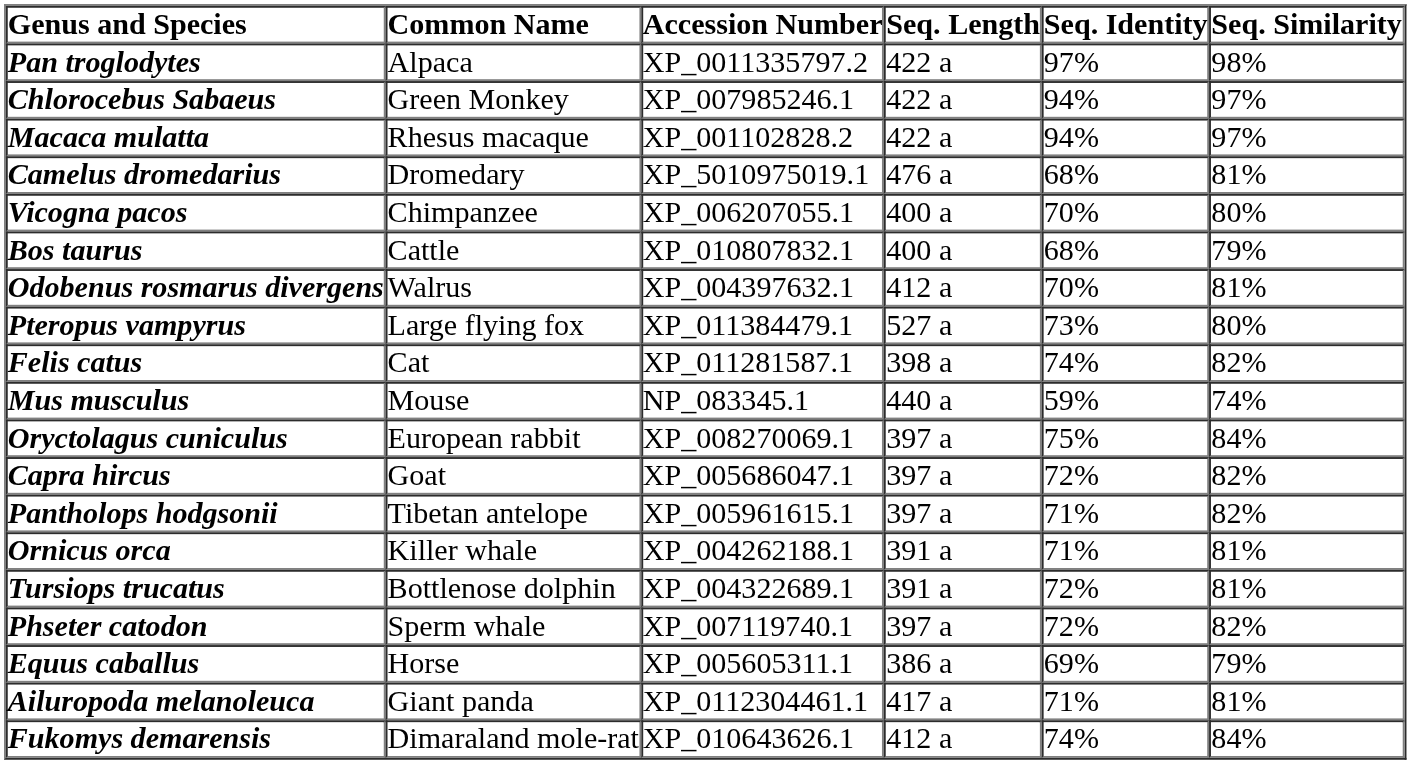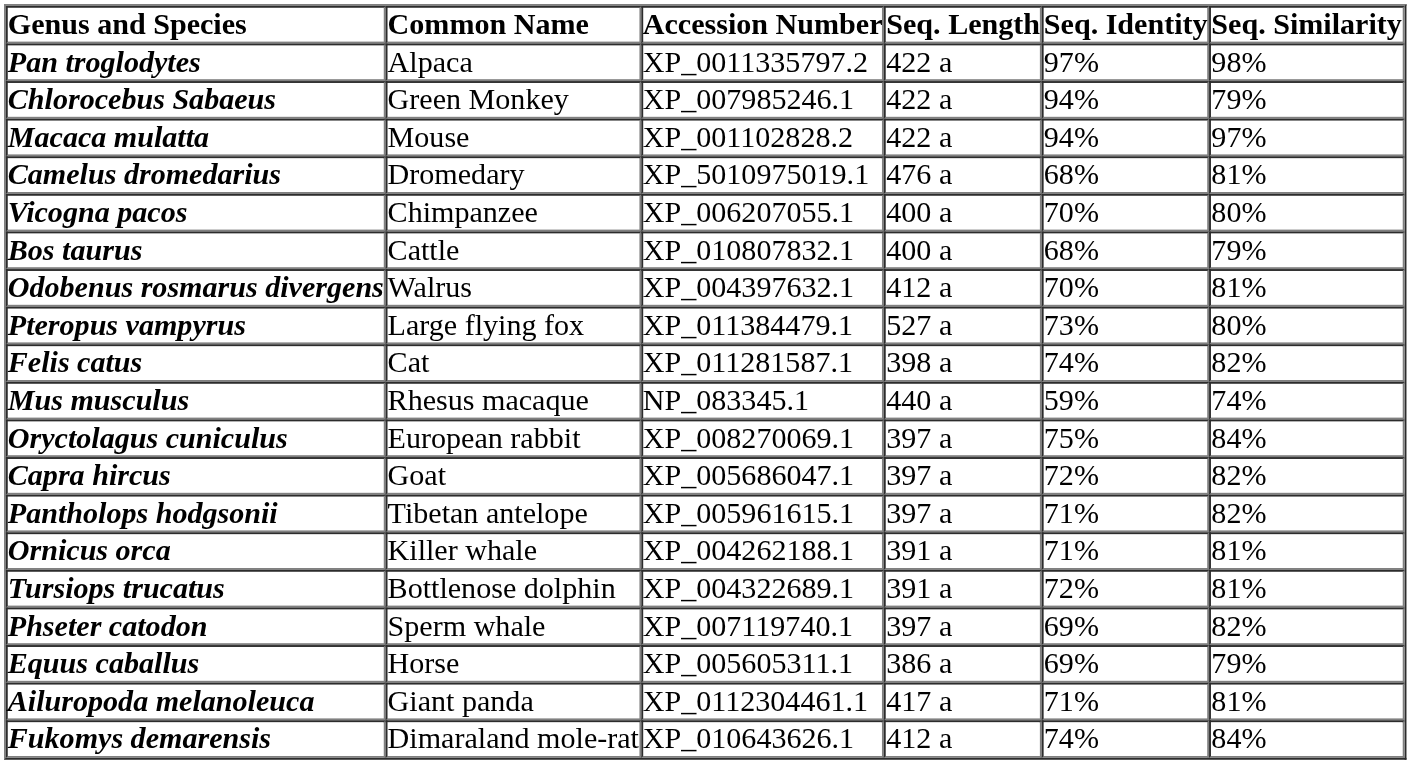(1239, 99) 97% -> (1239, 99) 79%
(488, 137) Rhesus macaque -> (429, 137) Mouse
(429, 400) Mouse -> (488, 400) Rhesus macaque
(1071, 625) 72% -> (1071, 625) 69%
